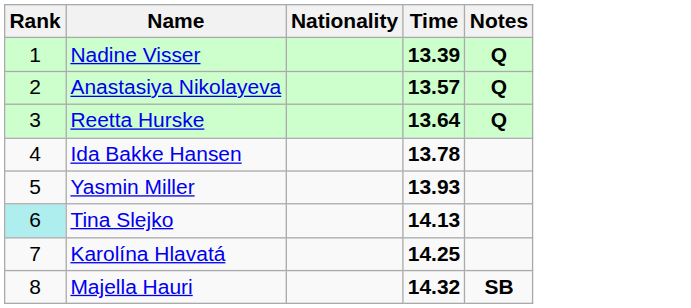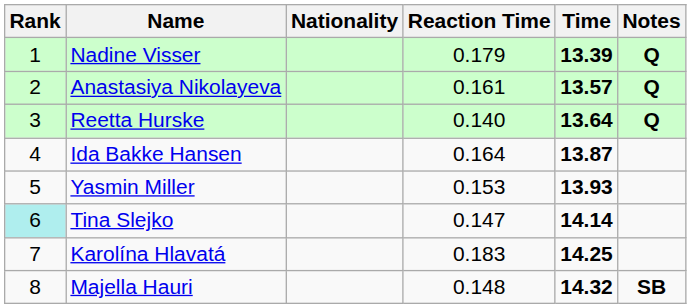+ column: (479, 21)
(434, 154) 13.78 -> (587, 154) 13.87
(434, 220) 14.13 -> (587, 220) 14.14
